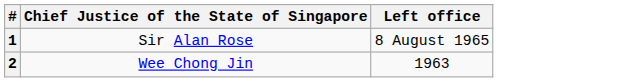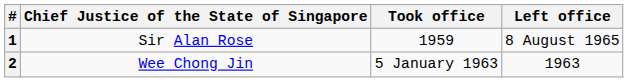+ column: (436, 17)
